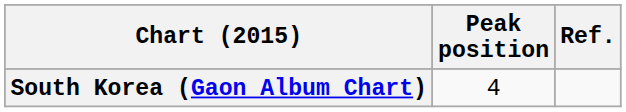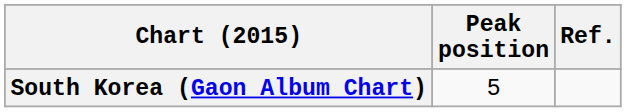(494, 88) 4 -> (494, 88) 5
